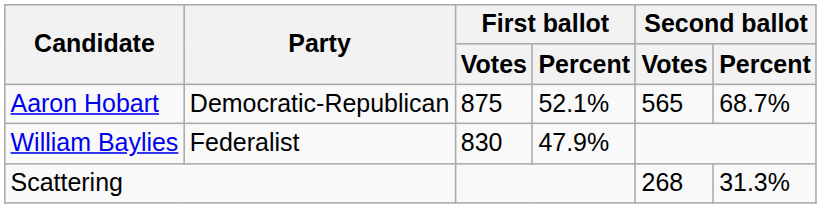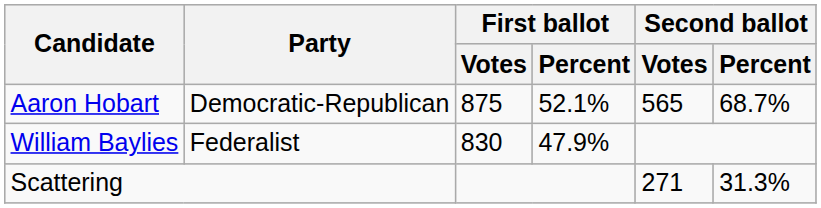(662, 182) 268 -> (662, 182) 271
